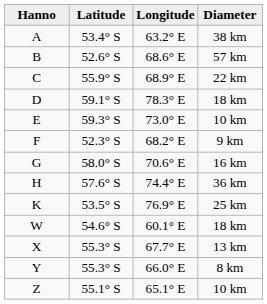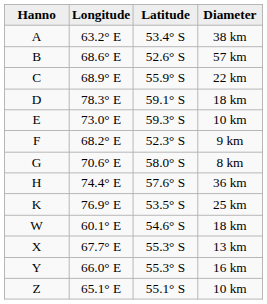columns swapped: (101, 15) <-> (165, 15)
(230, 162) 16 km -> (230, 162) 8 km
(230, 267) 8 km -> (230, 267) 16 km
